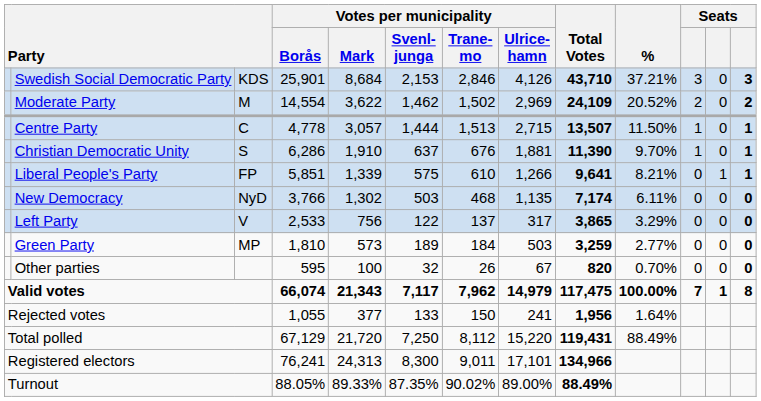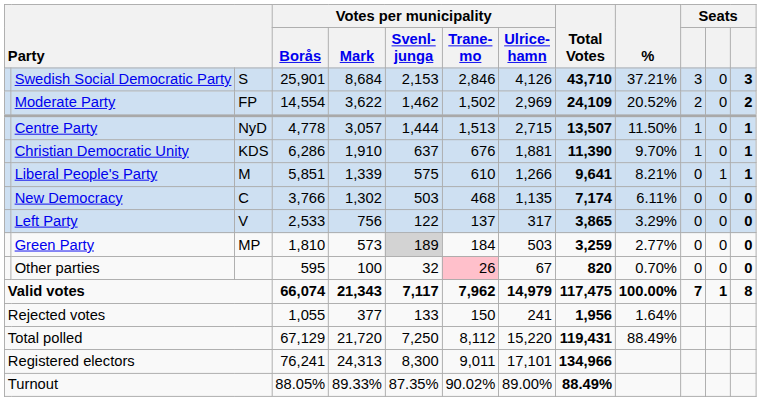(253, 79) KDS -> (243, 79) S
(244, 102) M -> (248, 102) FP
(244, 127) C -> (253, 127) NyD
(243, 151) S -> (253, 151) KDS
(248, 174) FP -> (244, 174) M
(253, 197) NyD -> (244, 197) C
(426, 244) no background -> (426, 244) lightgrey background
(487, 268) no background -> (487, 268) pink background
